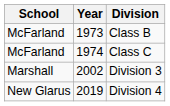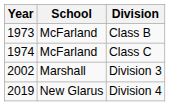columns swapped: (39, 14) <-> (90, 14)
